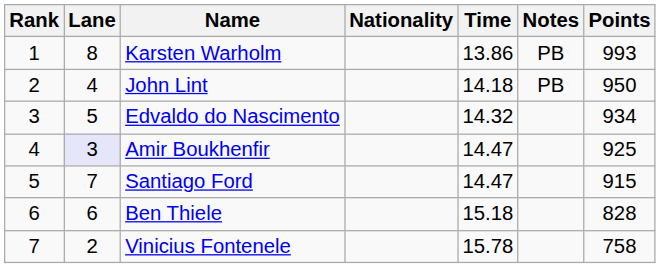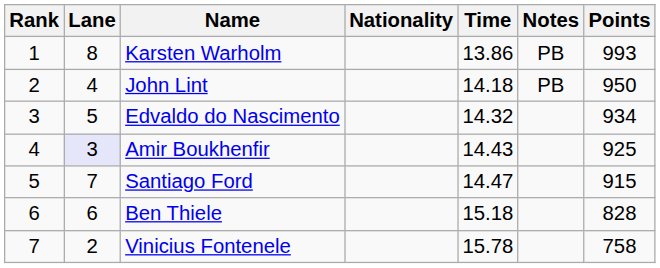(488, 149) 14.47 -> (488, 149) 14.43
